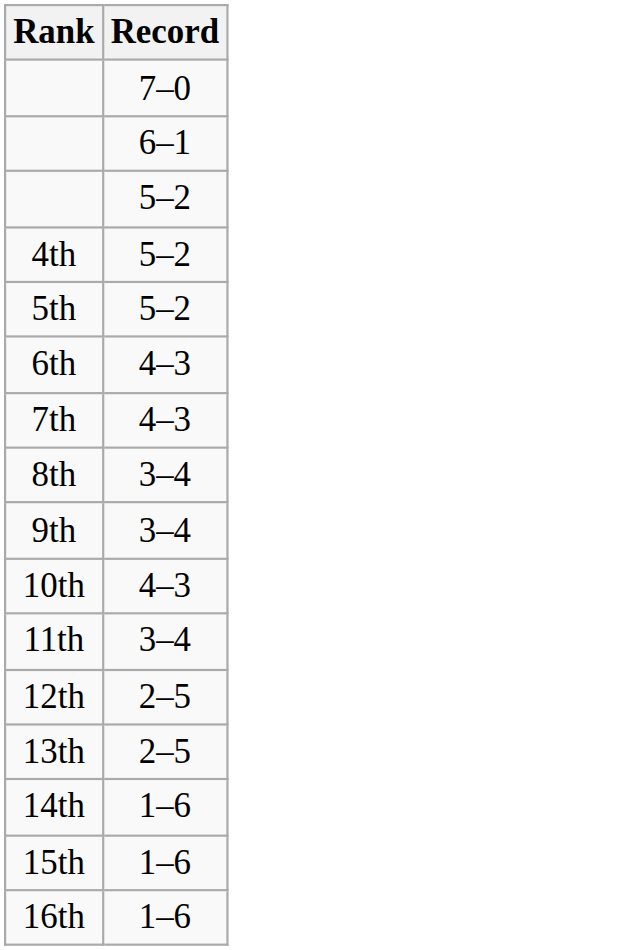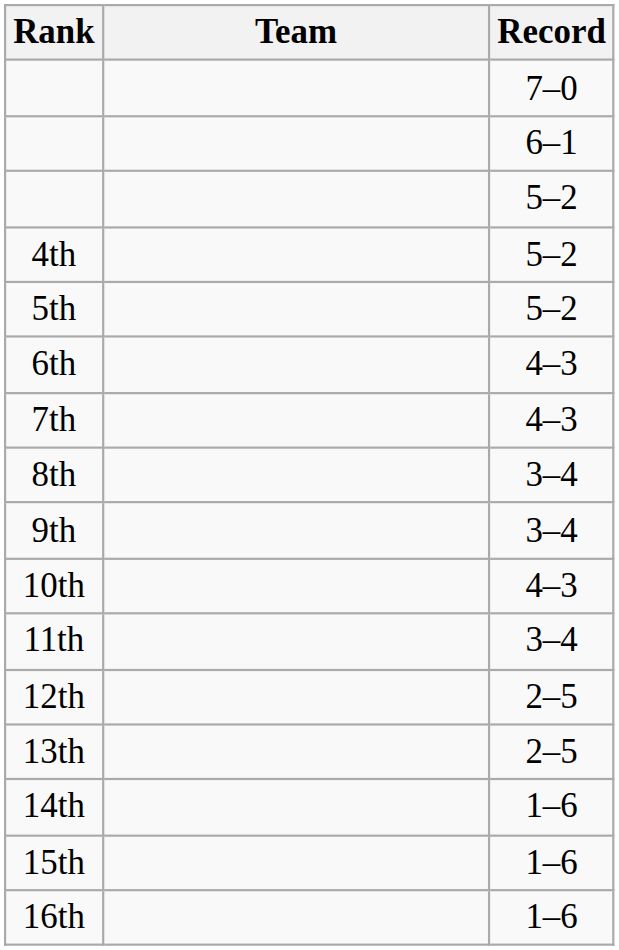+ column: (296, 32)
